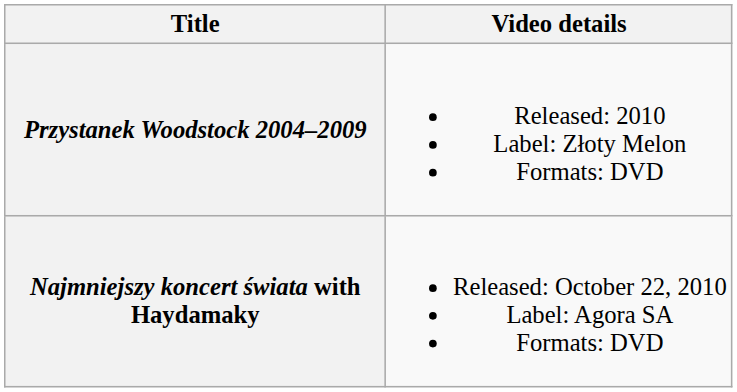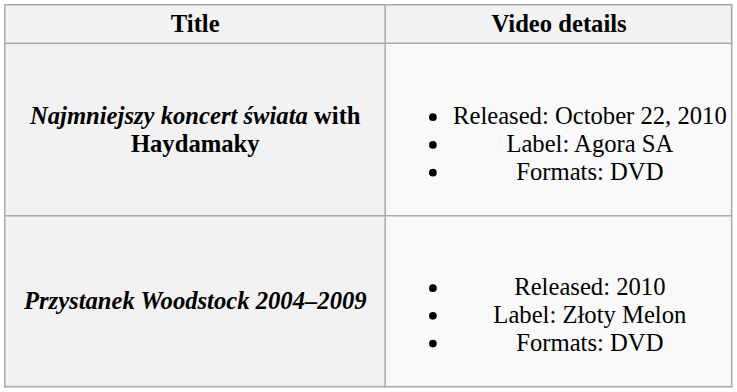rows swapped: (195, 129) <-> (195, 300)
